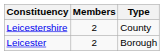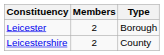rows swapped: (26, 43) <-> (37, 27)
